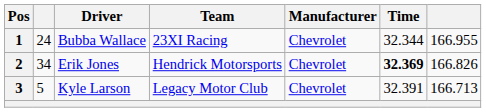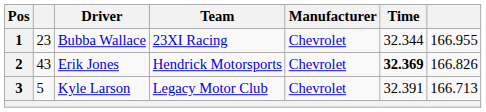(44, 40) 24 -> (44, 40) 23
(44, 64) 34 -> (44, 64) 43
